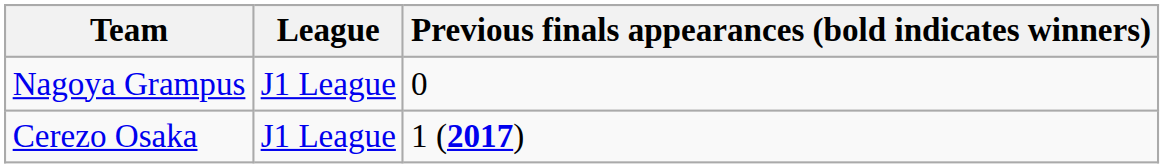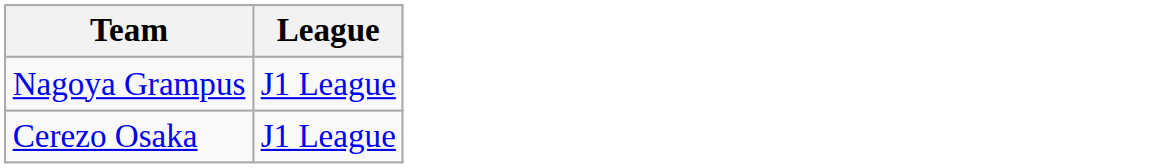- column: (781, 30)
